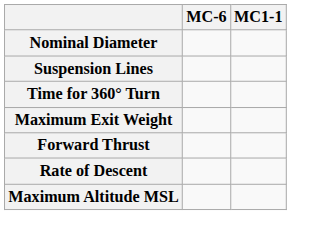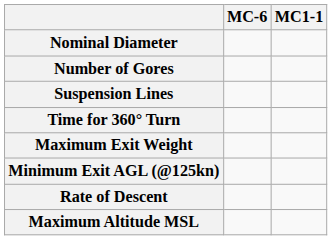+ row: (114, 68)
+ row: (114, 171)
- row: (94, 145)
